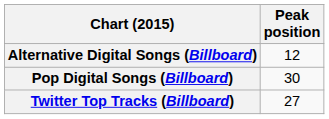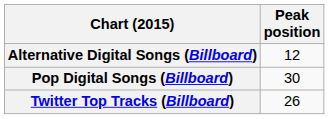(292, 101) 27 -> (292, 101) 26
